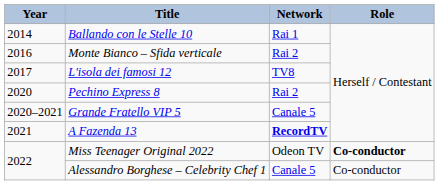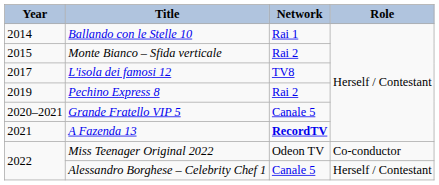(20, 53) 2016 -> (20, 53) 2015
(20, 92) 2020 -> (20, 92) 2019
(369, 151) bold -> (367, 151) normal
(367, 170) Co-conductor -> (382, 170) Herself / Contestant
